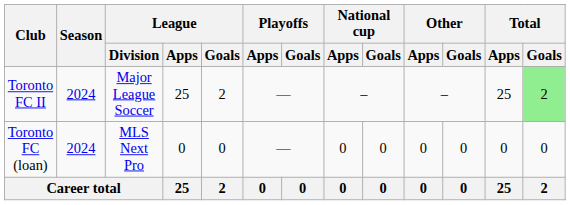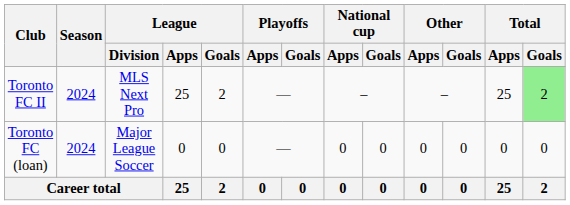(134, 93) Major League Soccer -> (134, 93) MLS Next Pro
(134, 149) MLS Next Pro -> (134, 149) Major League Soccer
